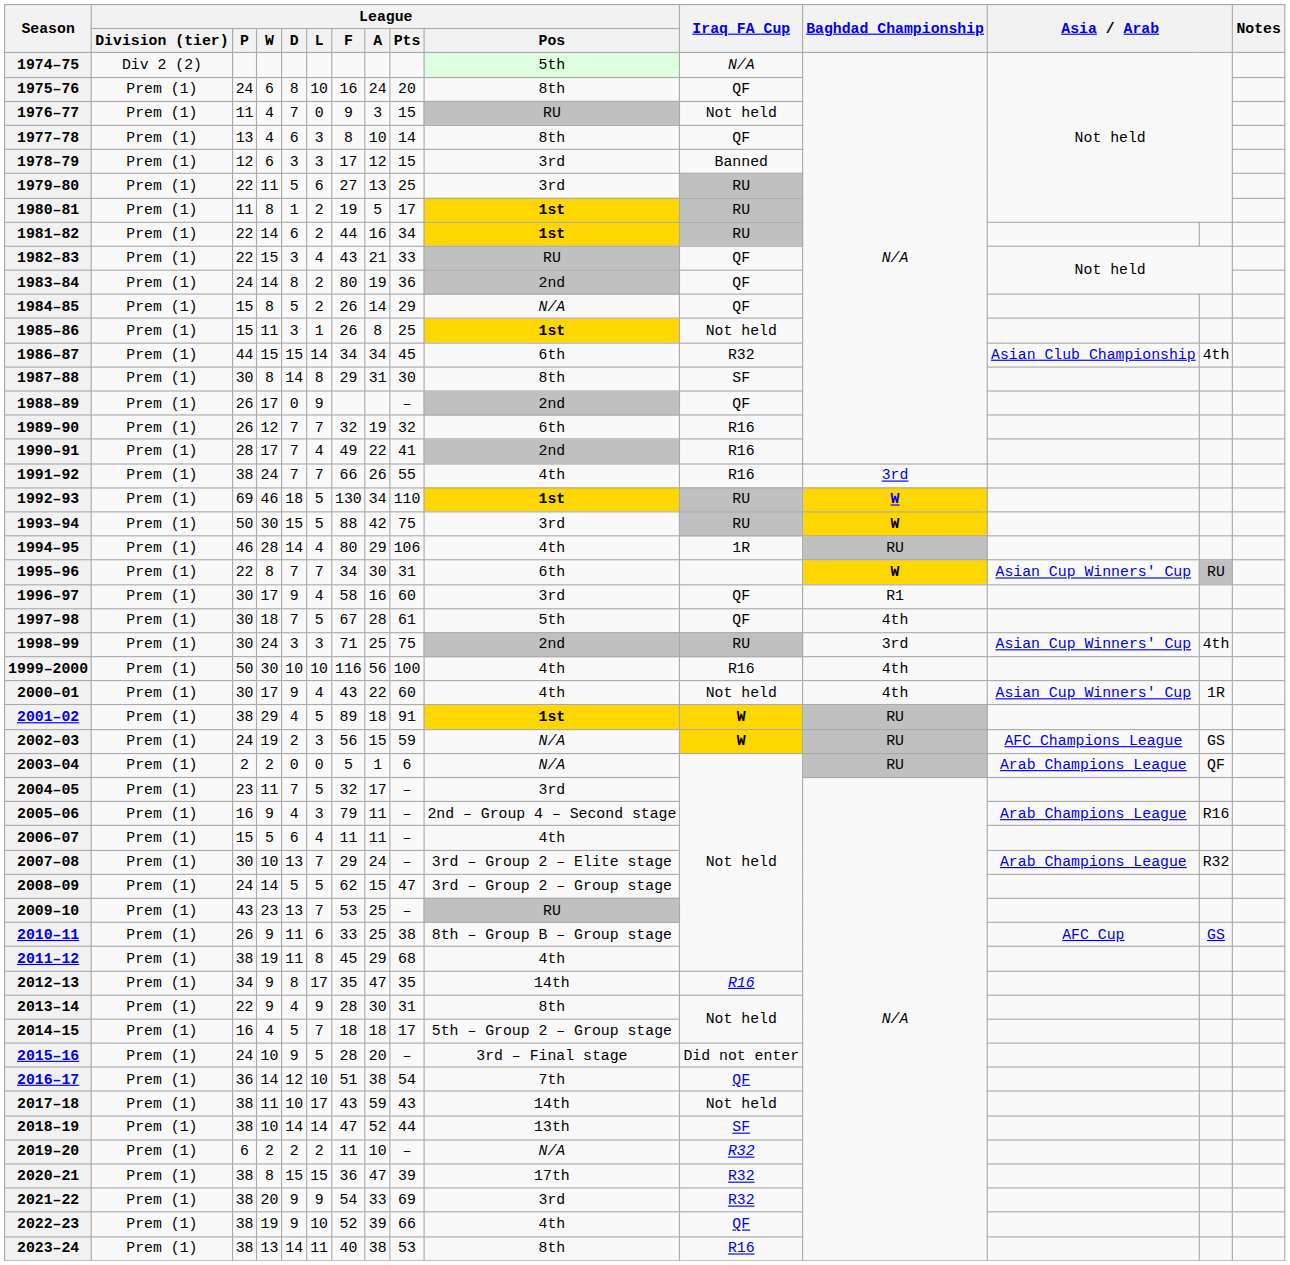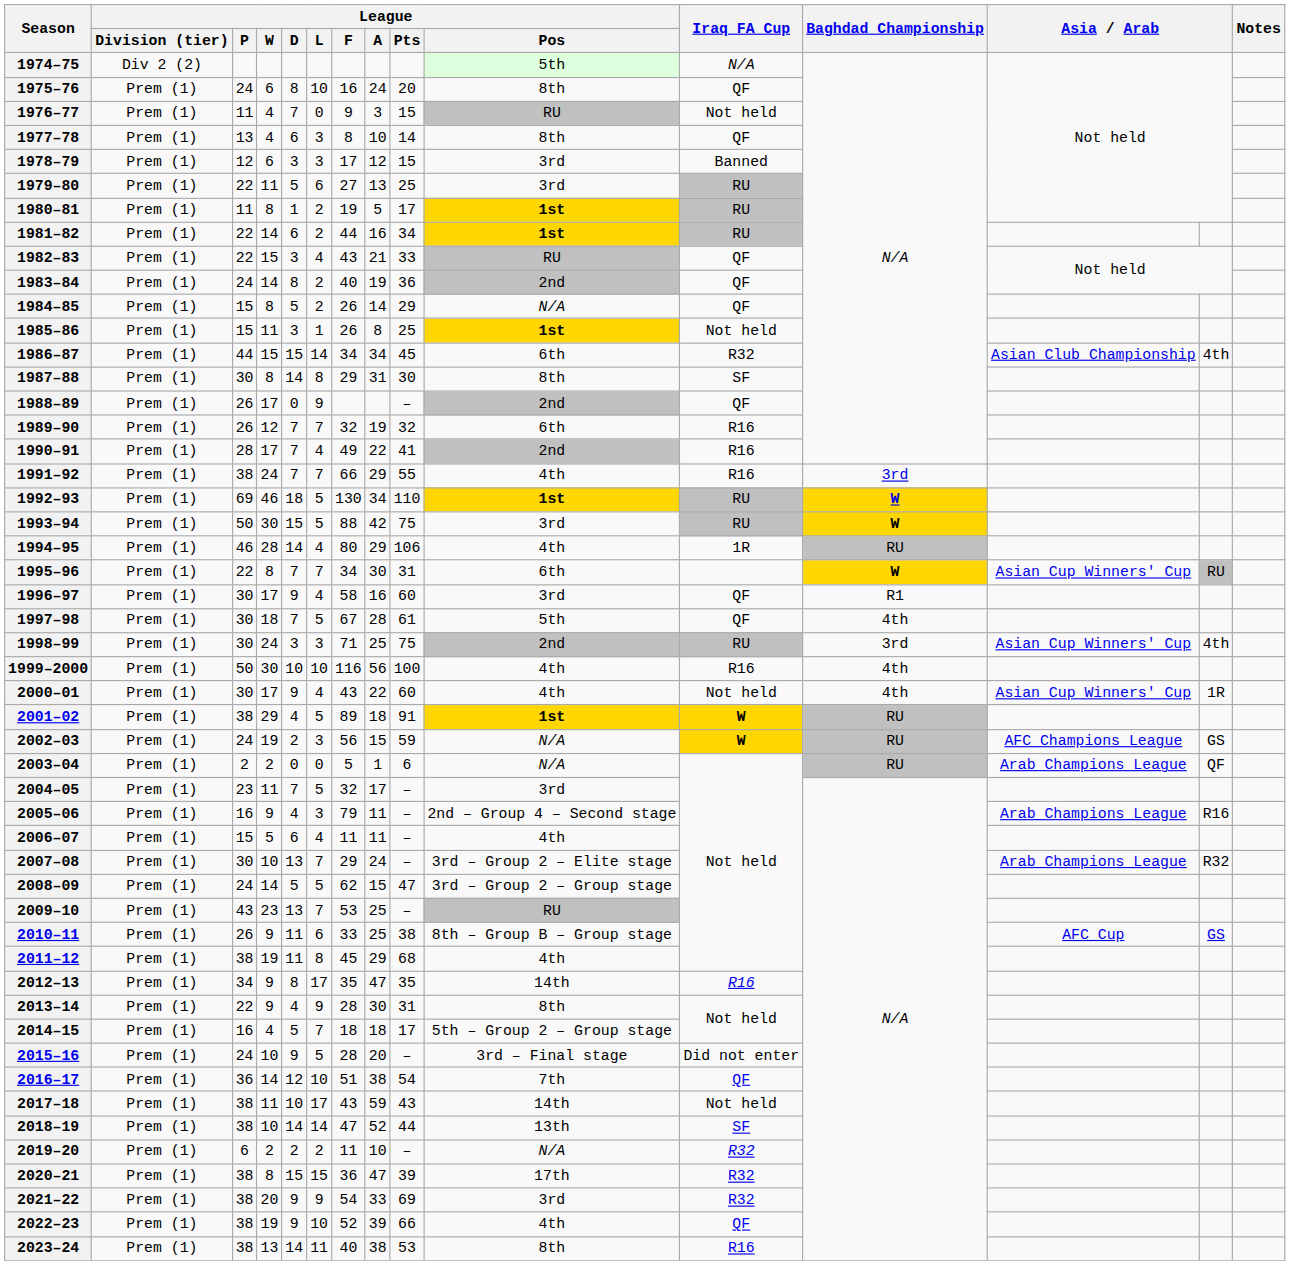(348, 282) 80 -> (348, 282) 40
(378, 476) 26 -> (378, 476) 29
